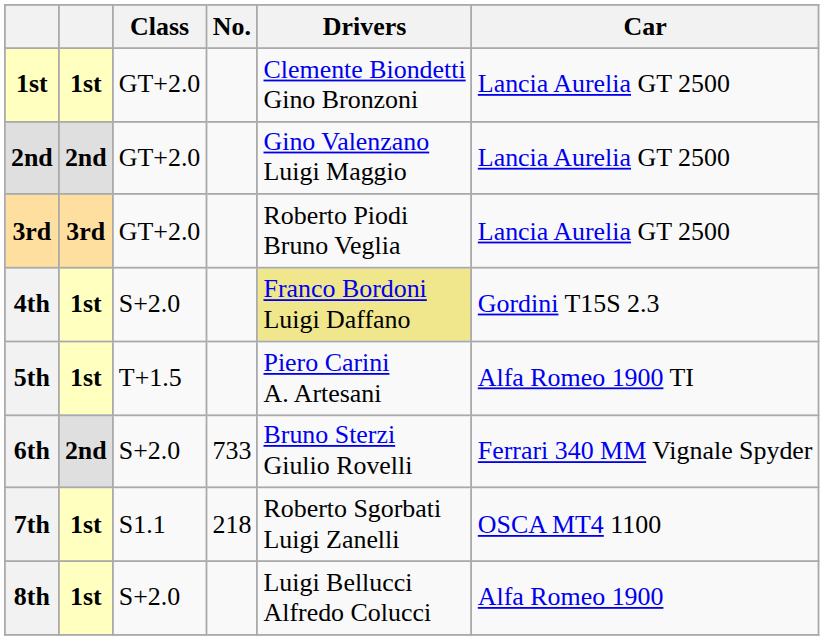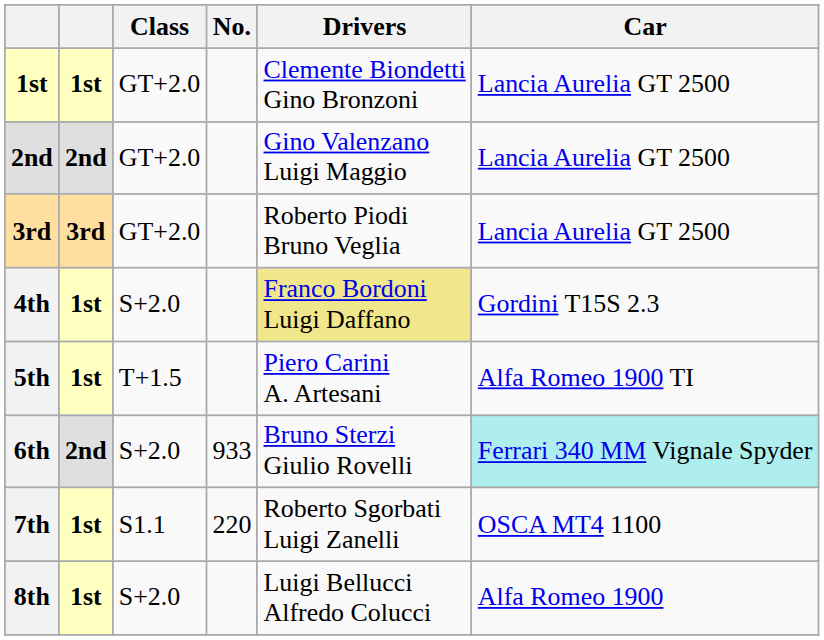(232, 451) 733 -> (232, 451) 933
(645, 451) no background -> (645, 451) paleturquoise background
(232, 524) 218 -> (232, 524) 220
